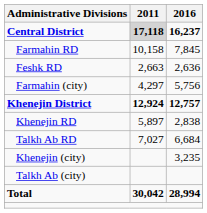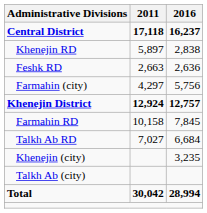(148, 31) lightgrey background -> (148, 31) no background
rows swapped: (47, 49) <-> (46, 121)
